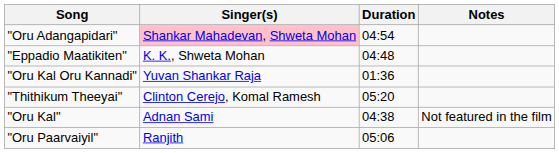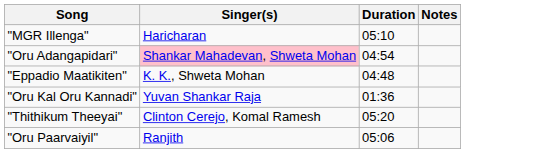+ row: (48, 35)
- row: (34, 117)
